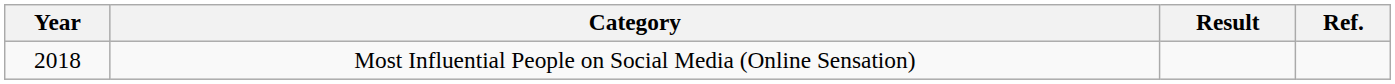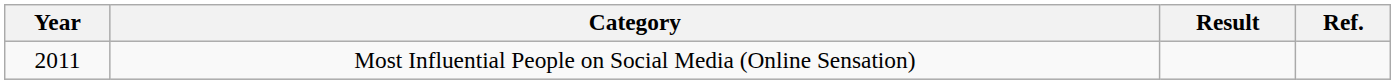(57, 60) 2018 -> (57, 60) 2011
